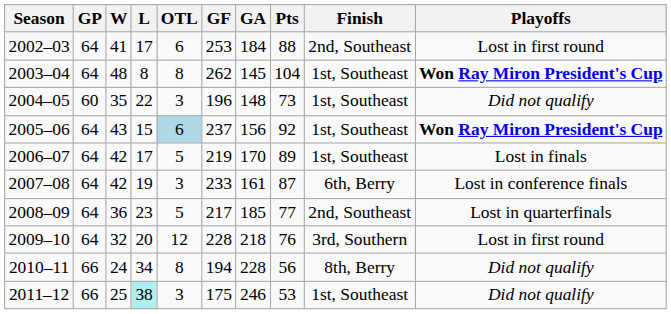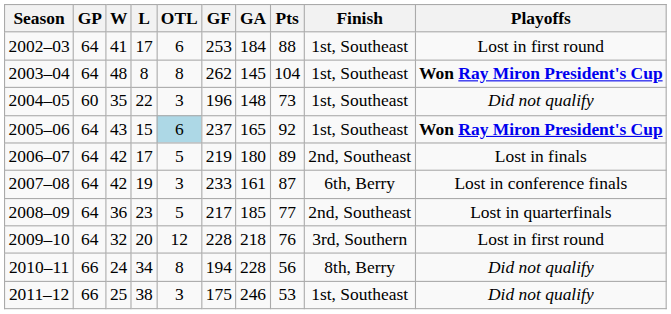(360, 45) 2nd, Southeast -> (360, 45) 1st, Southeast
(253, 128) 156 -> (253, 128) 165
(253, 156) 170 -> (253, 156) 180
(360, 156) 1st, Southeast -> (360, 156) 2nd, Southeast
(144, 294) paleturquoise background -> (144, 294) no background
